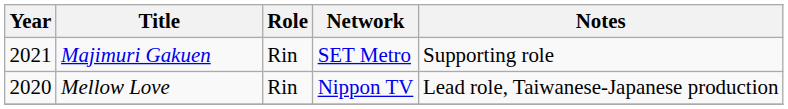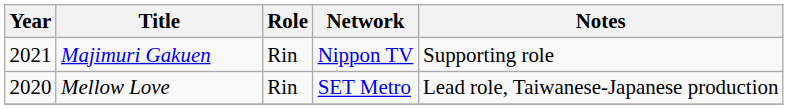(364, 54) SET Metro -> (365, 54) Nippon TV
(365, 87) Nippon TV -> (364, 87) SET Metro
